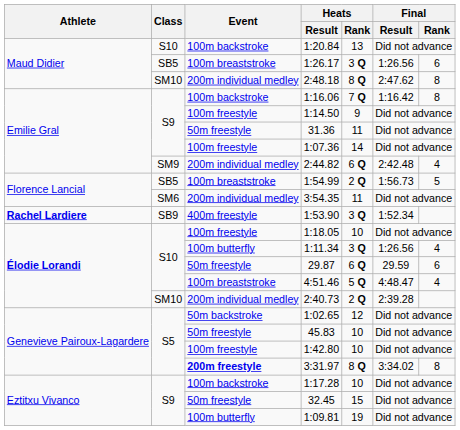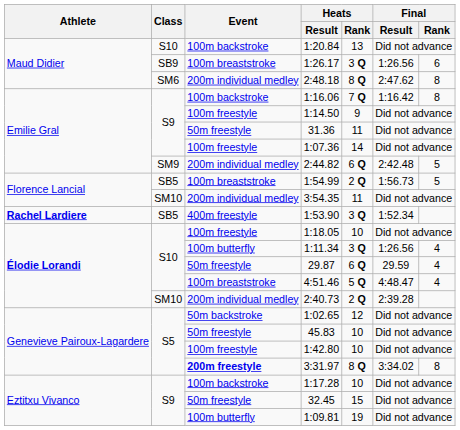(168, 64) SB5 -> (168, 64) SB9
(168, 81) SM10 -> (168, 81) SM6
(437, 165) 4 -> (437, 165) 5
(168, 198) SM6 -> (168, 198) SM10
(168, 215) SB9 -> (168, 215) SB5
(437, 266) 6 -> (437, 266) 4
